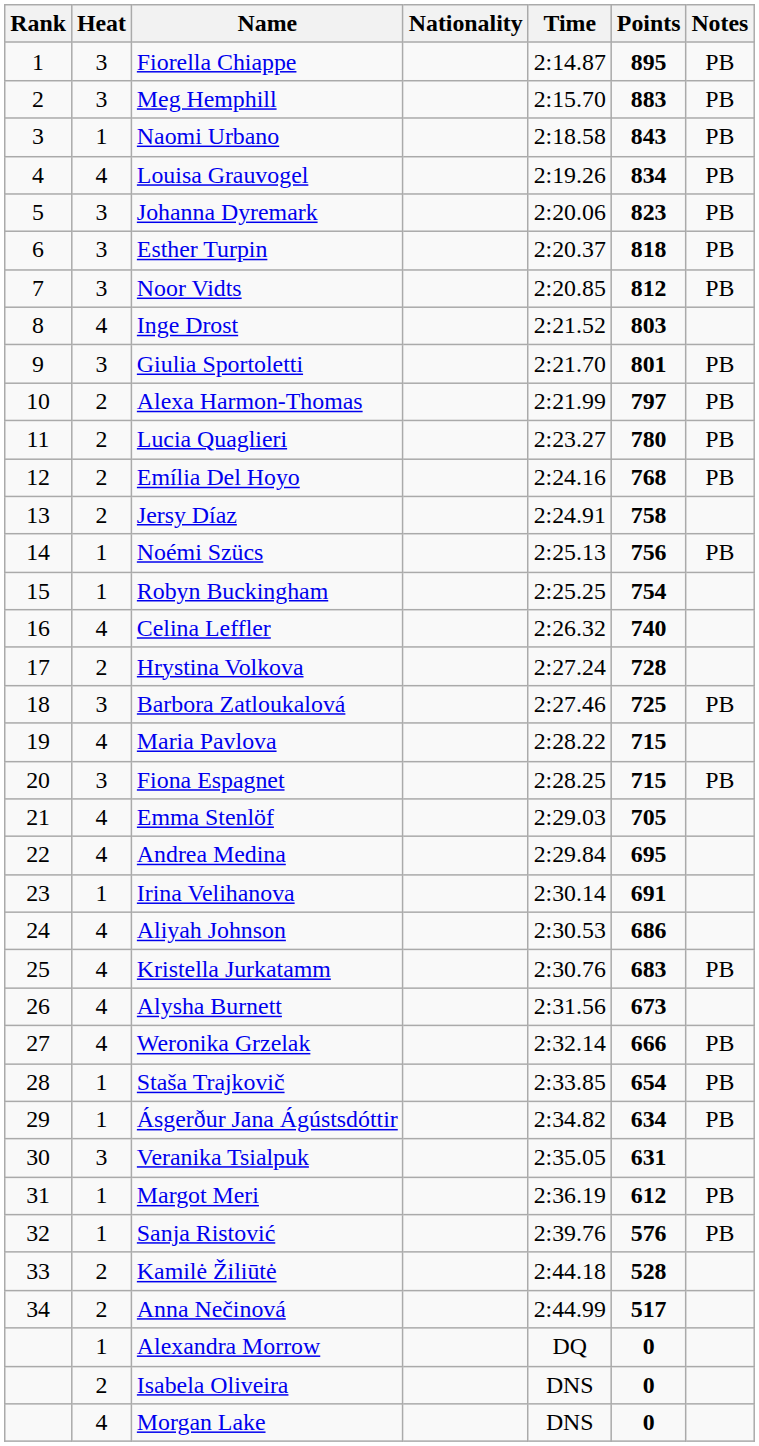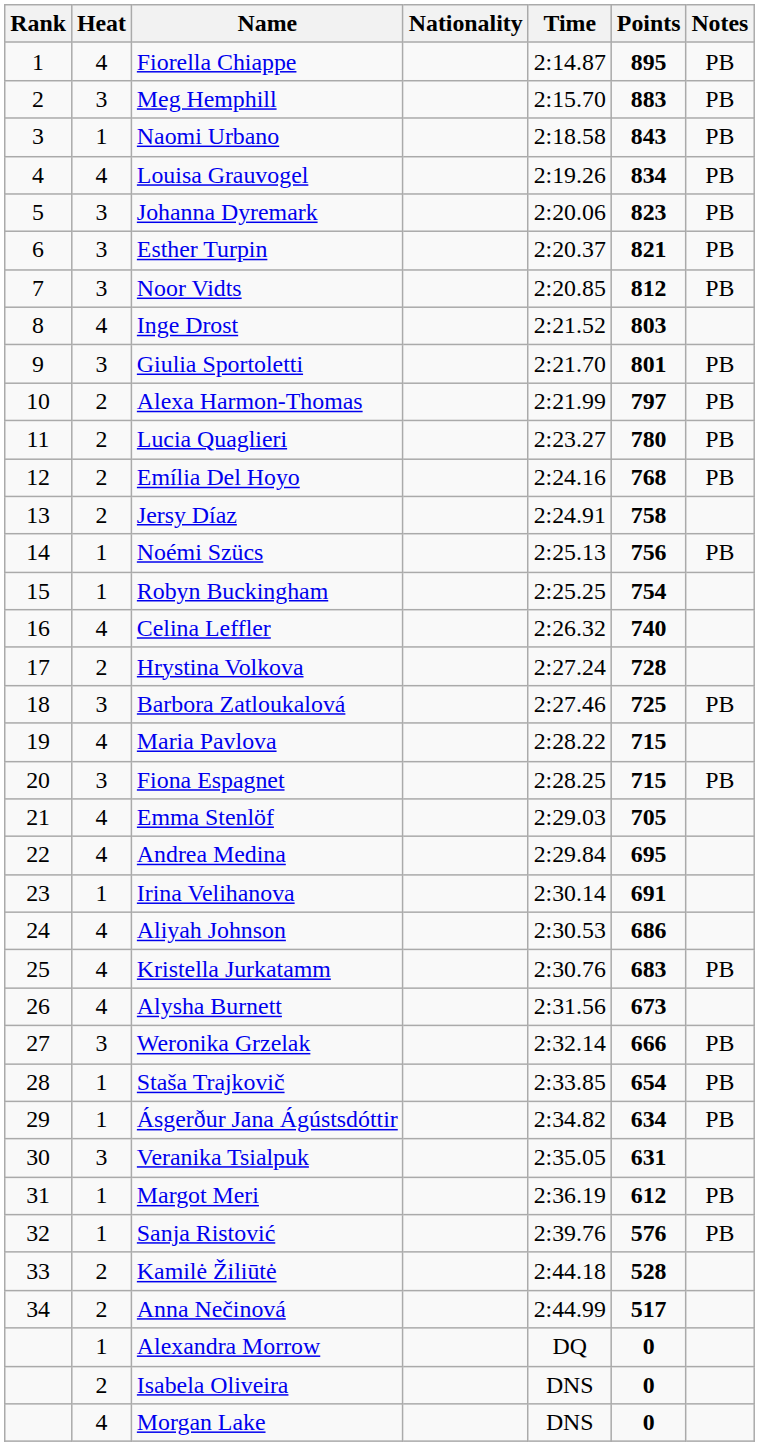(101, 61) 3 -> (101, 61) 4
(649, 250) 818 -> (649, 250) 821
(101, 1044) 4 -> (101, 1044) 3
